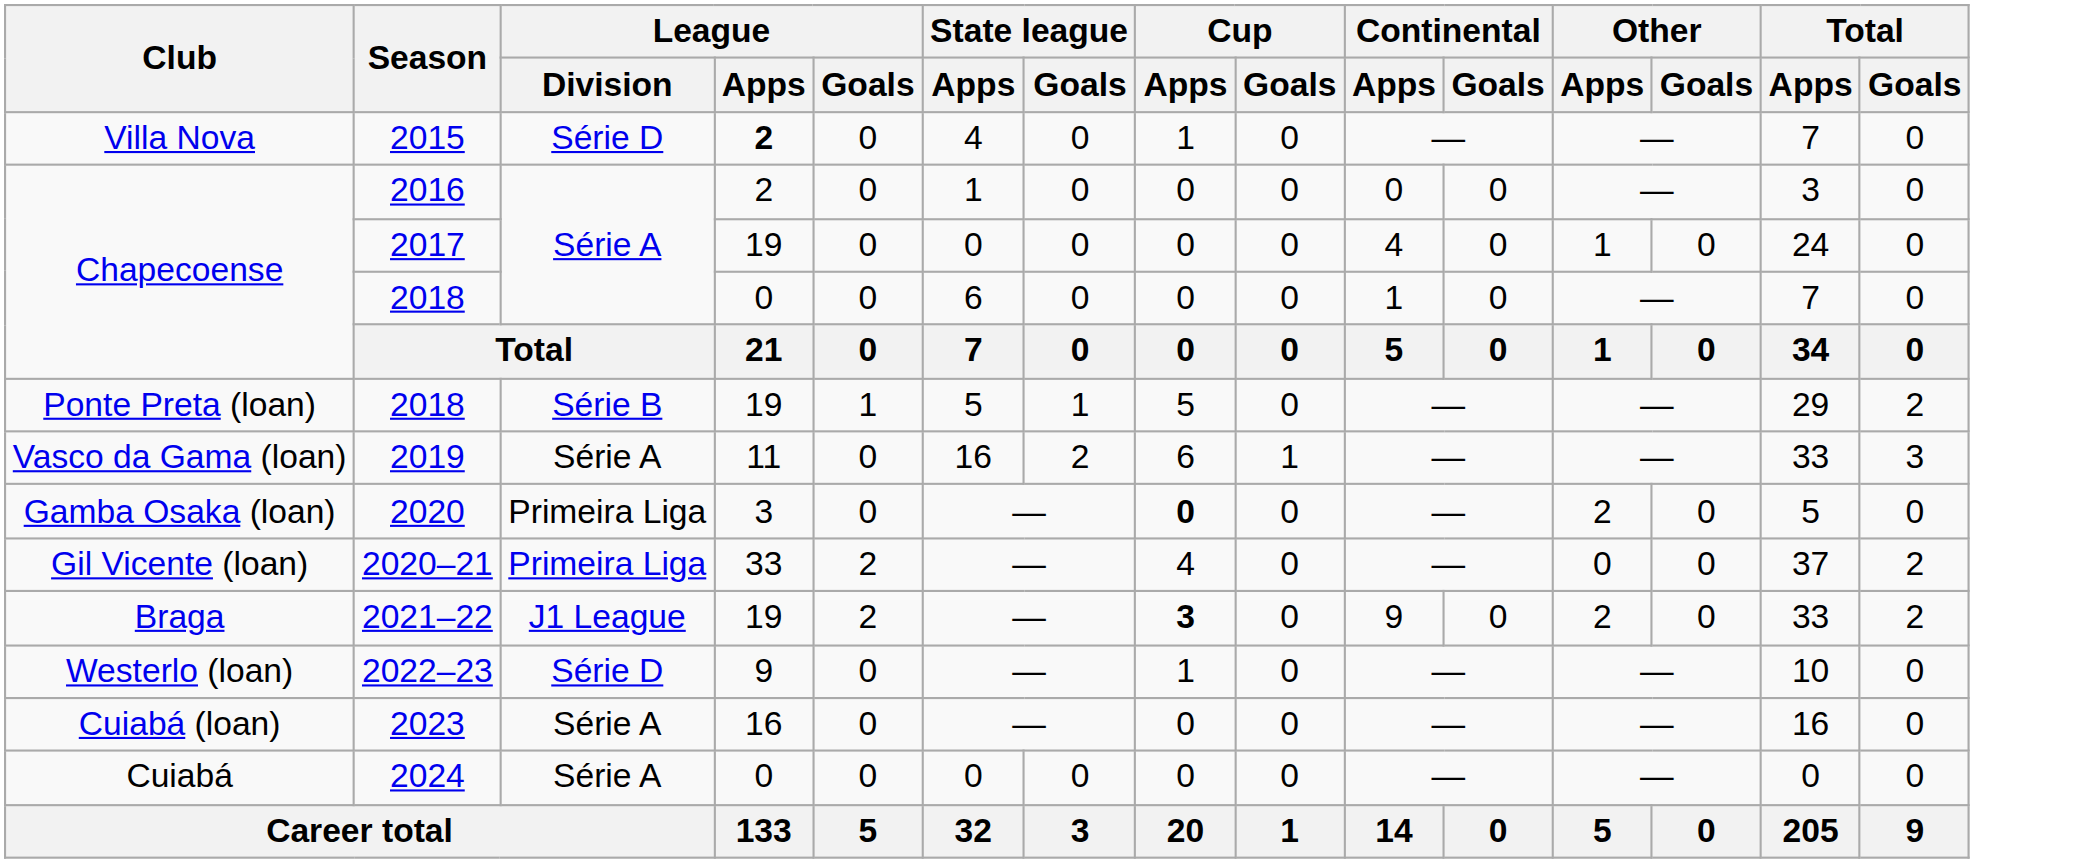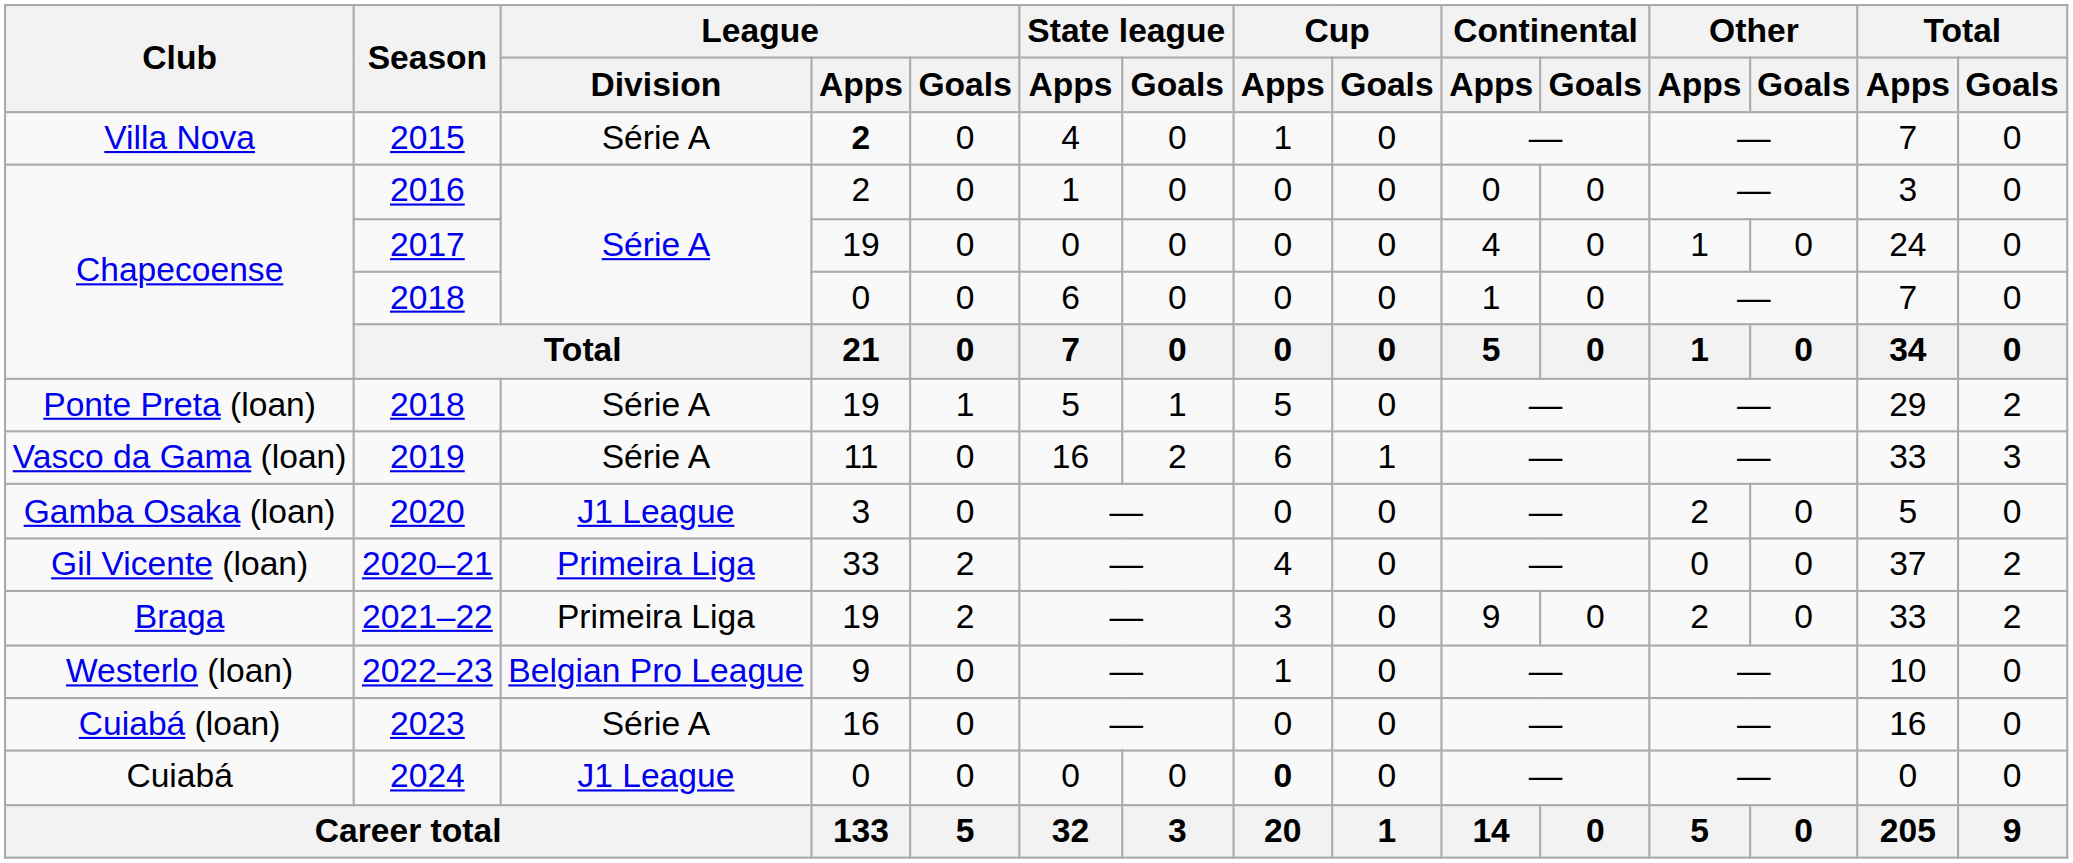(607, 137) Série D -> (656, 137) Série A
(607, 404) Série B -> (656, 404) Série A
(607, 510) Primeira Liga -> (656, 510) J1 League
(1186, 510) bold -> (1283, 510) normal
(607, 617) J1 League -> (656, 617) Primeira Liga
(1186, 617) bold -> (1283, 617) normal
(607, 670) Série D -> (656, 670) Belgian Pro League
(607, 777) Série A -> (656, 777) J1 League
(1186, 777) normal -> (1283, 777) bold
